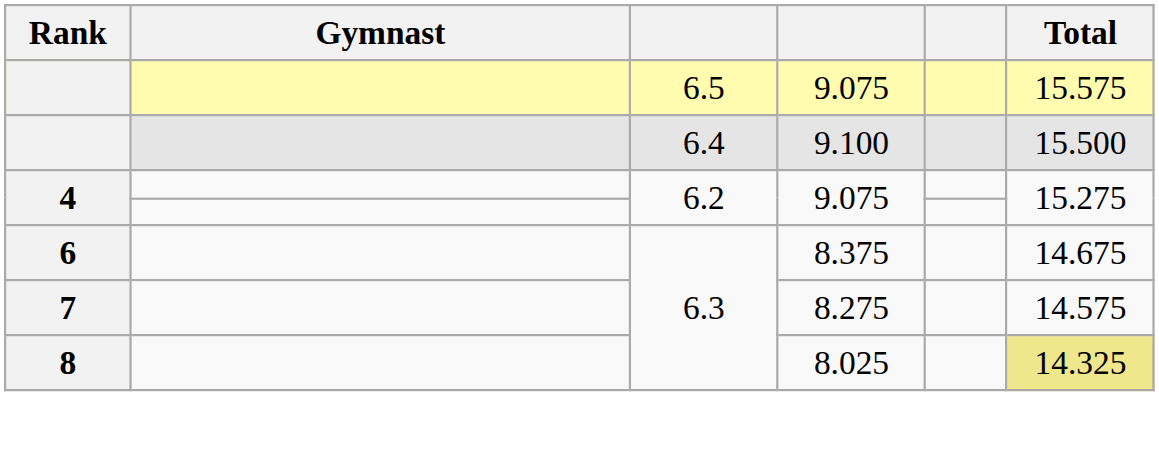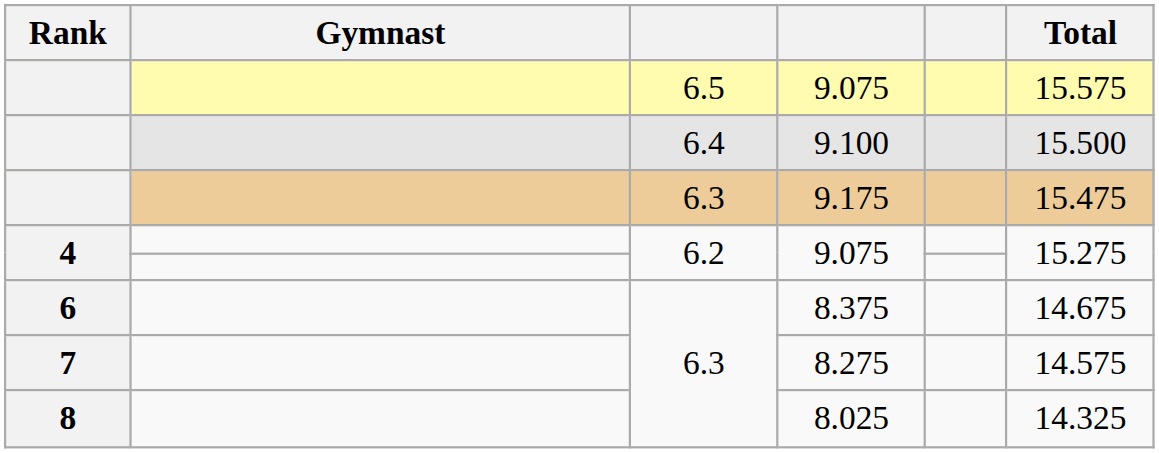+ row: (68, 198)
(1081, 363) khaki background -> (1081, 418) no background
